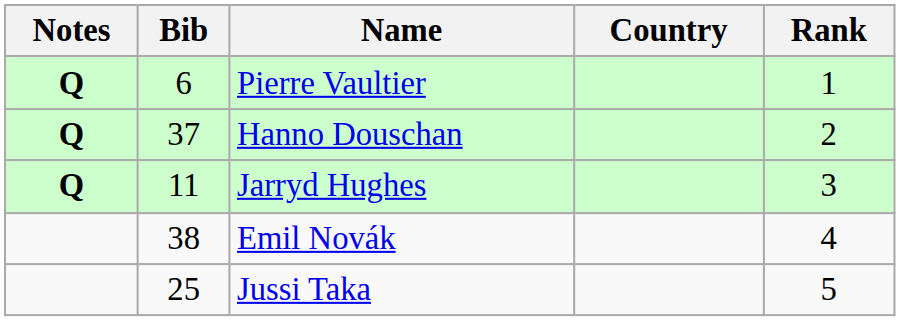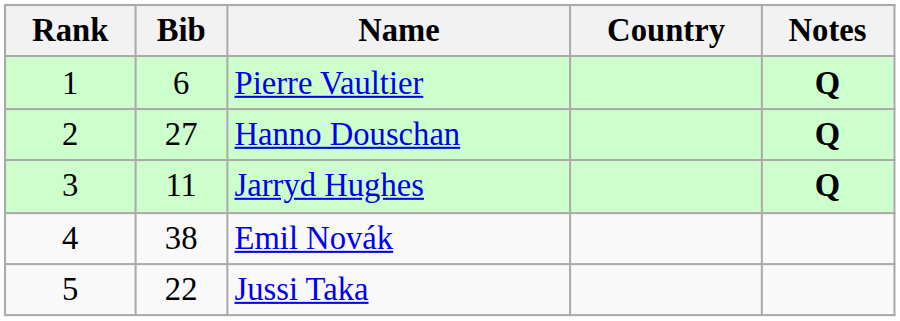columns swapped: (829, 30) <-> (71, 30)
(184, 133) 37 -> (181, 133) 27
(184, 289) 25 -> (181, 289) 22
